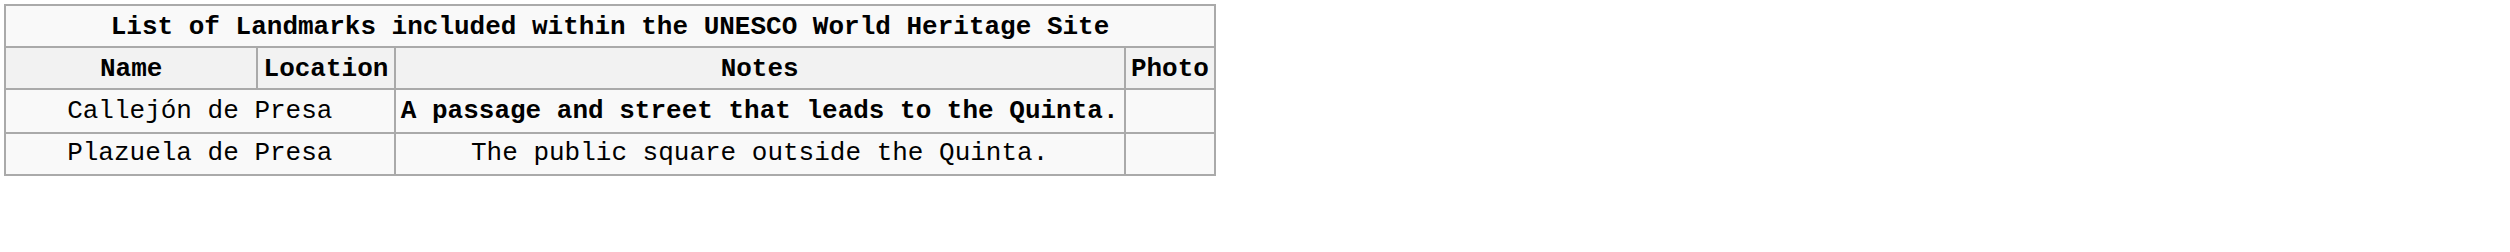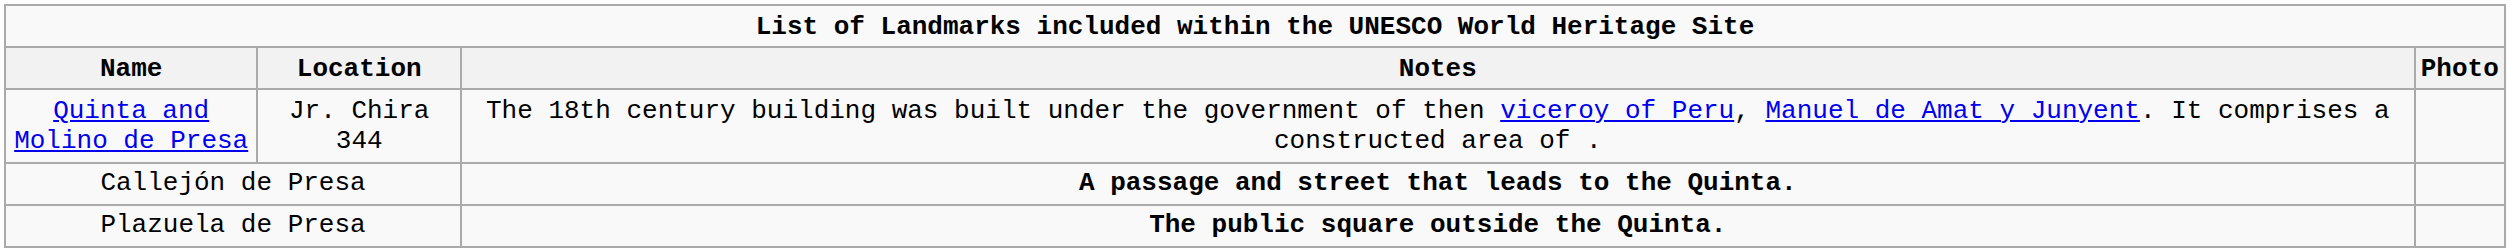+ row: (131, 126)
(760, 153) normal -> (1438, 226) bold
